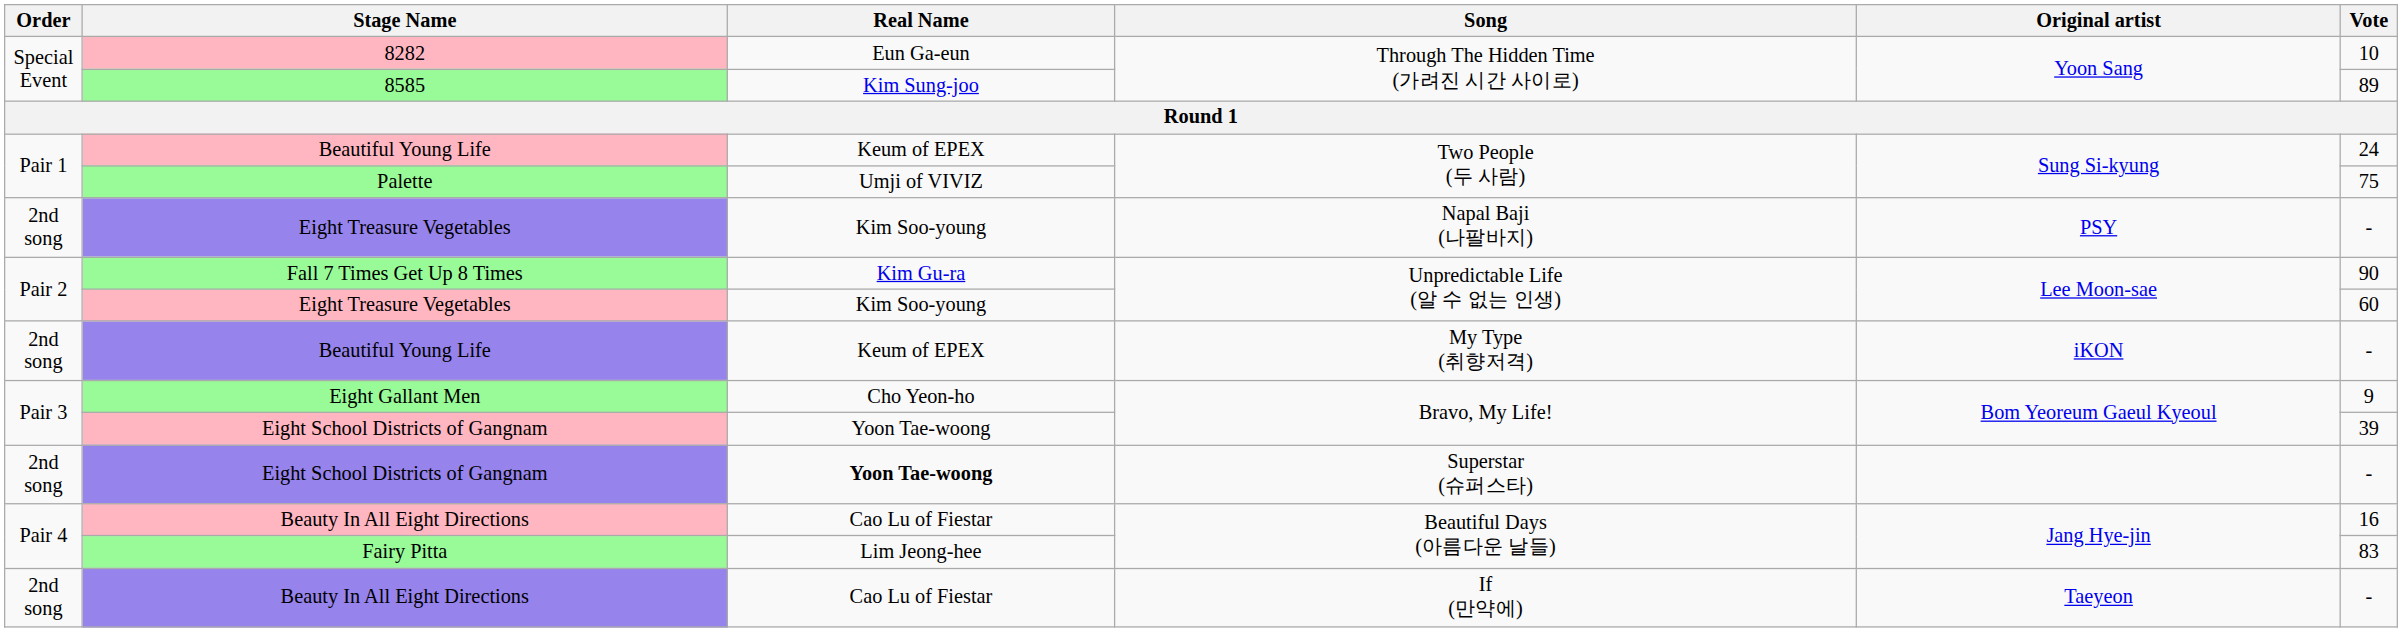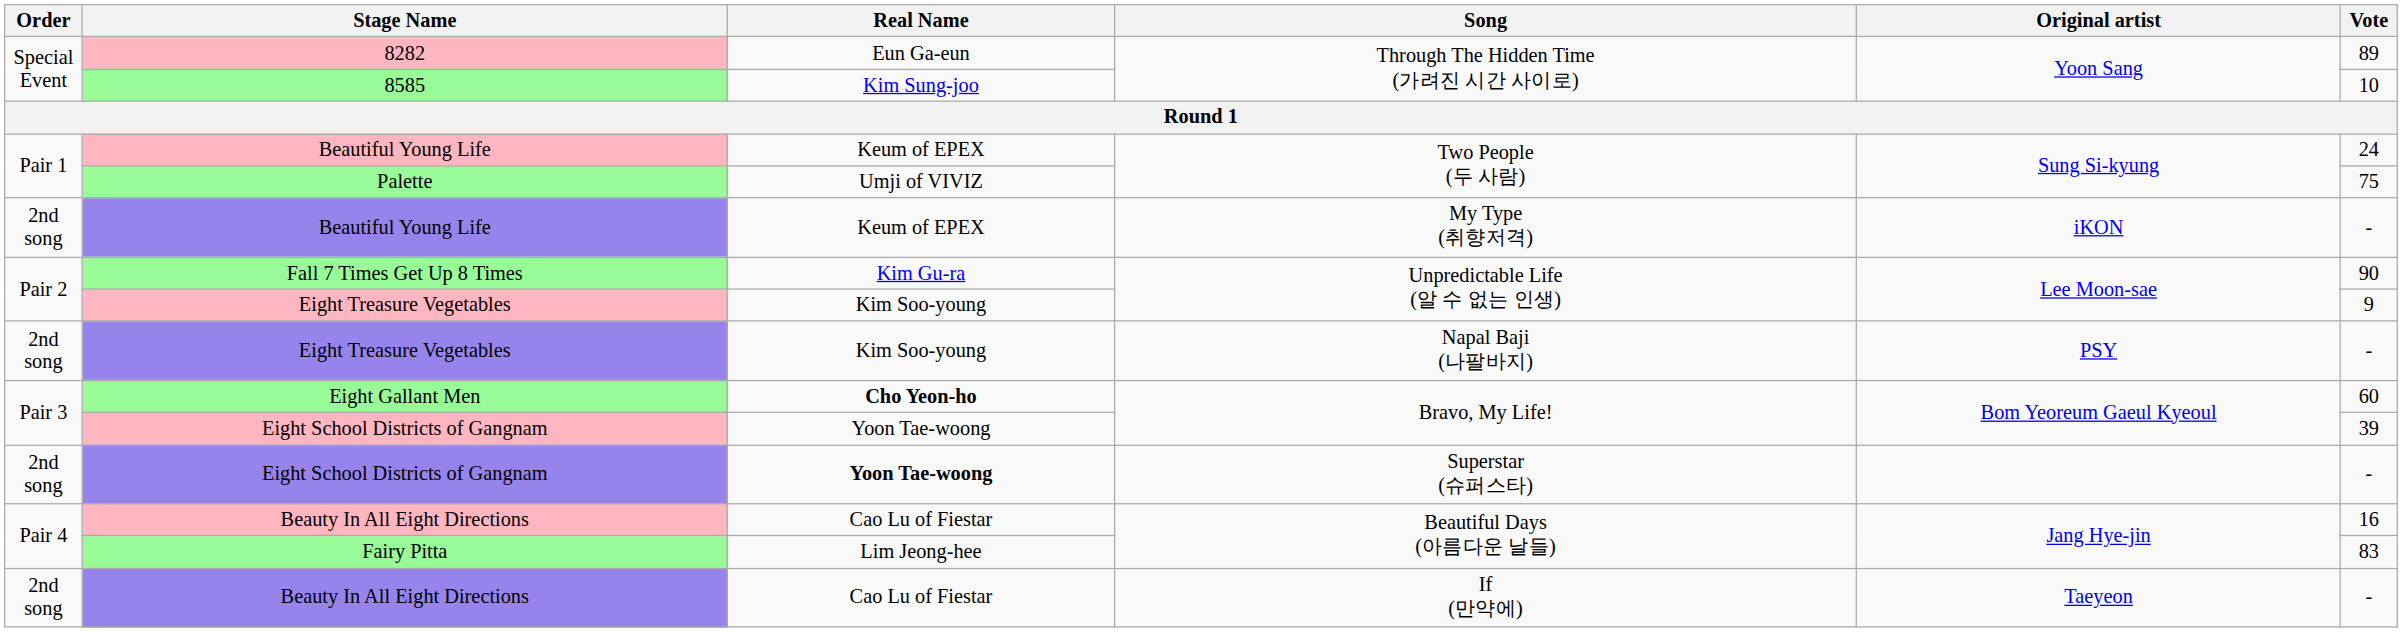(2369, 52) 10 -> (2369, 52) 89
(2369, 85) 89 -> (2369, 85) 10
rows swapped: (405, 350) <-> (405, 227)
(2369, 305) 60 -> (2369, 305) 9
(921, 396) normal -> (921, 396) bold
(2369, 396) 9 -> (2369, 396) 60
